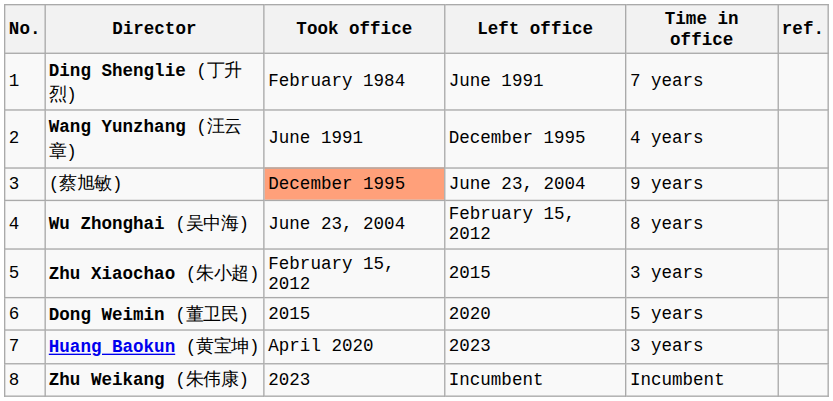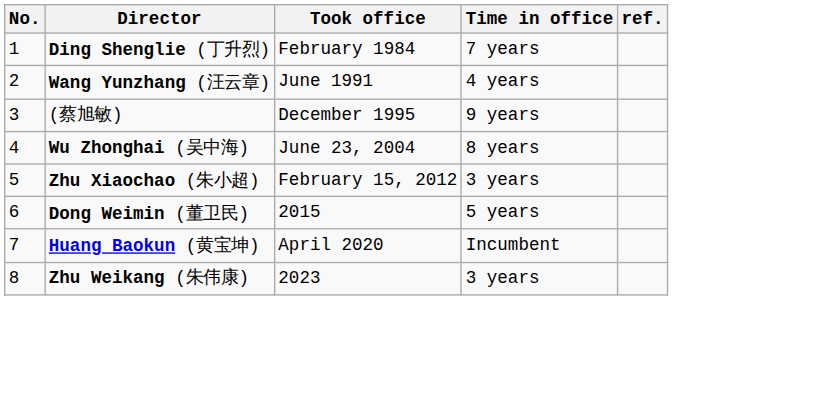- column: (535, 29)
(337, 184) lightsalmon background -> (347, 115) no background
(667, 347) 3 years -> (513, 246) Incumbent
(677, 379) Incumbent -> (503, 278) 3 years
